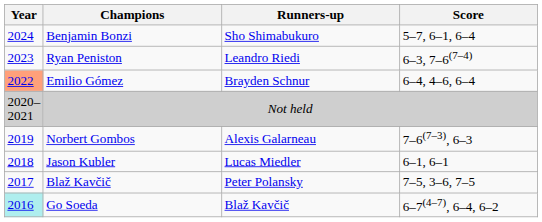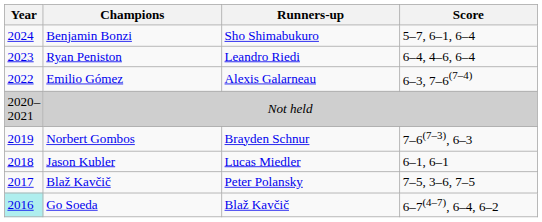(438, 58) 6–3, 7–6(7–4) -> (439, 56) 6–4, 4–6, 6–4
(21, 80) lightsalmon background -> (21, 79) no background
(267, 80) Brayden Schnur -> (270, 79) Alexis Galarneau
(439, 80) 6–4, 4–6, 6–4 -> (438, 79) 6–3, 7–6(7–4)
(270, 139) Alexis Galarneau -> (267, 139) Brayden Schnur
